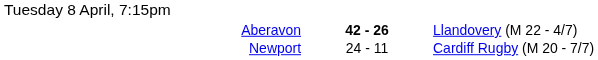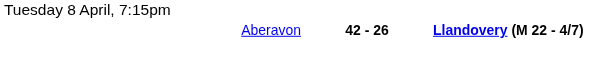(505, 30) normal -> (508, 30) bold
- row: (275, 48)
